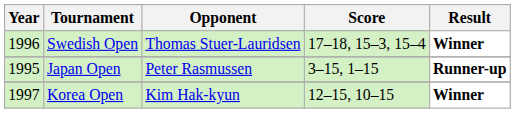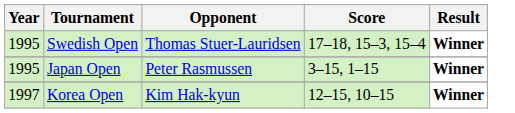(24, 43) 1996 -> (24, 43) 1995
(470, 69) Runner-up -> (459, 69) Winner
